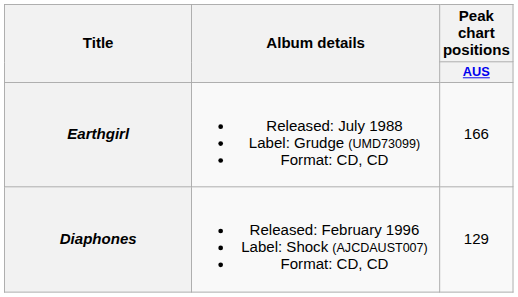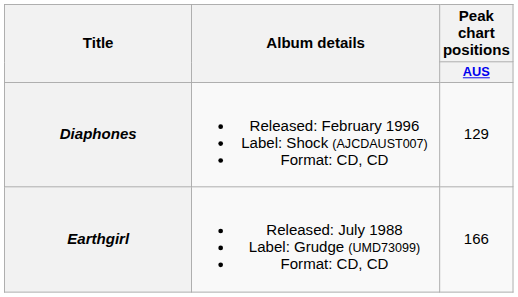rows swapped: (98, 239) <-> (98, 134)
